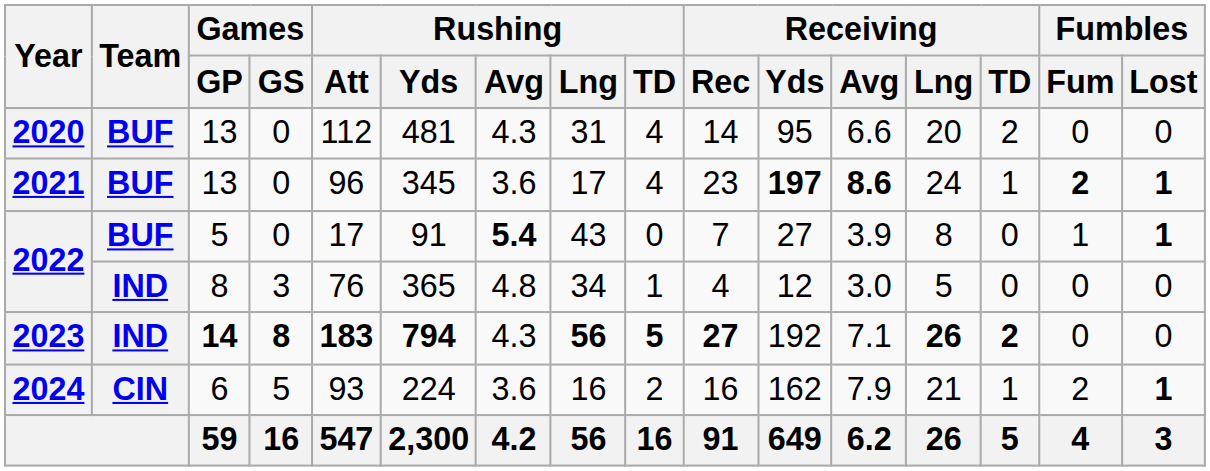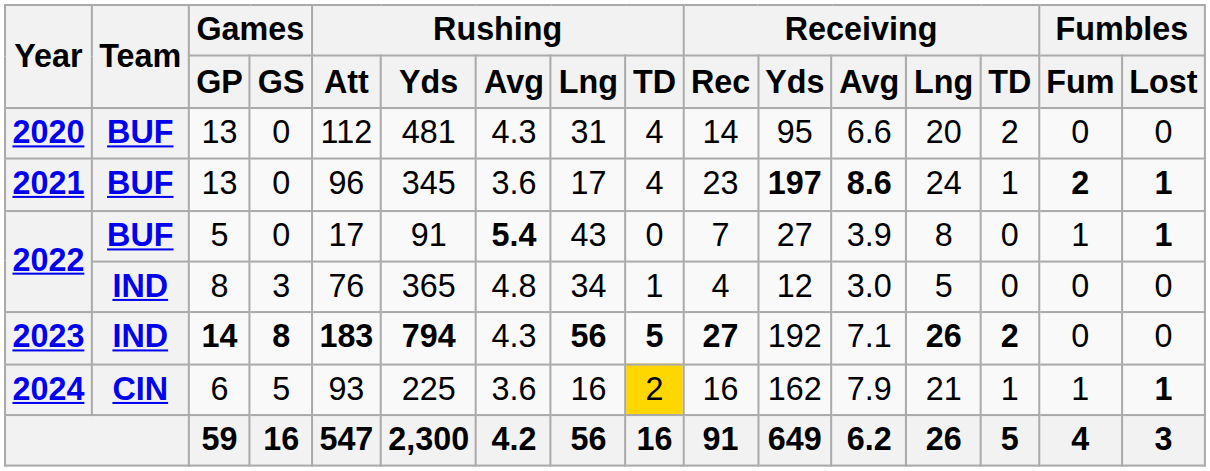(429, 388) 224 -> (429, 388) 225
(654, 388) no background -> (654, 388) gold background
(1080, 388) 2 -> (1080, 388) 1
